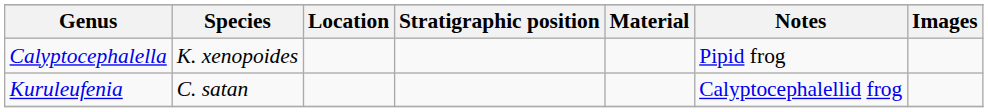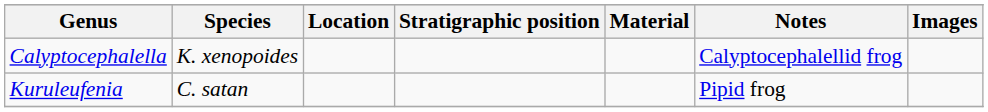(742, 55) Pipid frog -> (801, 55) Calyptocephalellid frog
(801, 89) Calyptocephalellid frog -> (742, 89) Pipid frog
